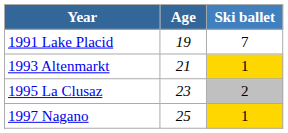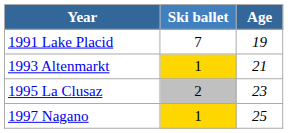columns swapped: (183, 17) <-> (245, 17)
